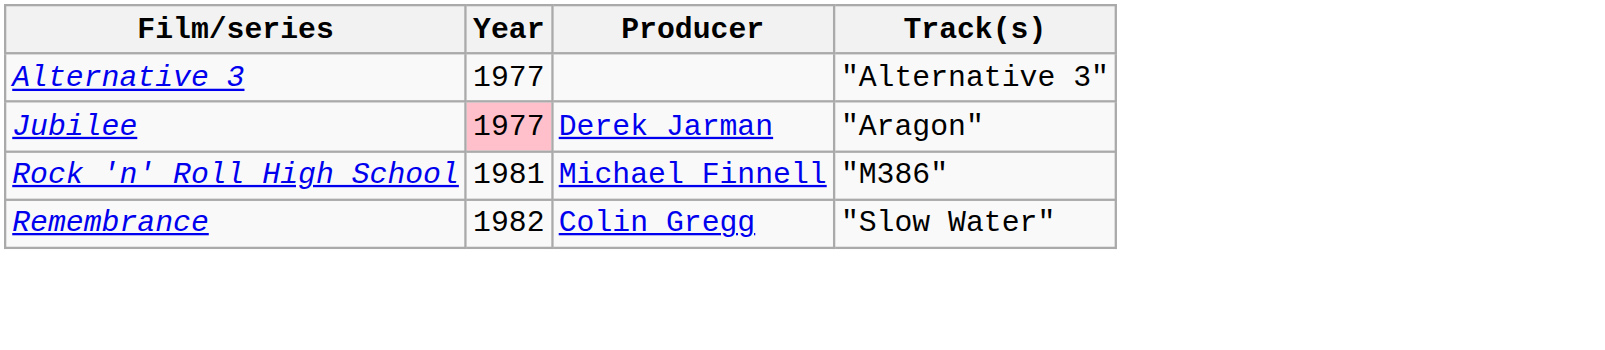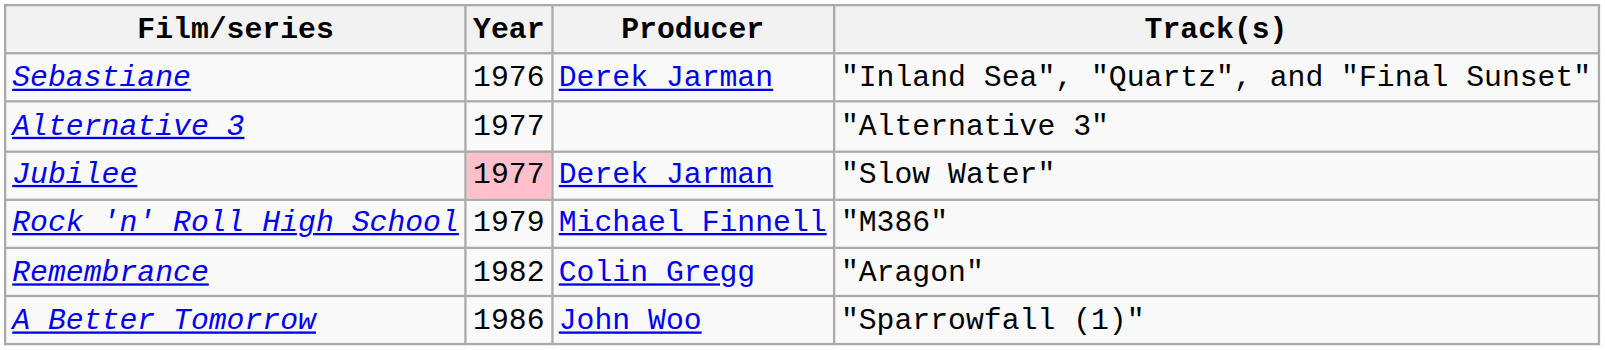+ row: (102, 78)
(912, 126) "Aragon" -> (948, 175) "Slow Water"
(509, 175) 1981 -> (509, 223) 1979
(948, 223) "Slow Water" -> (912, 272) "Aragon"
+ row: (164, 321)
